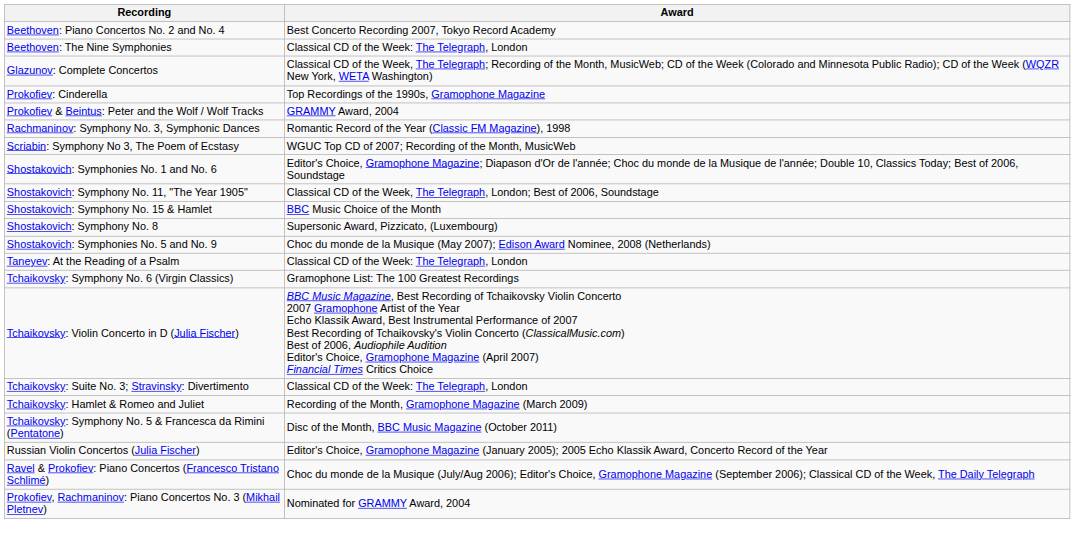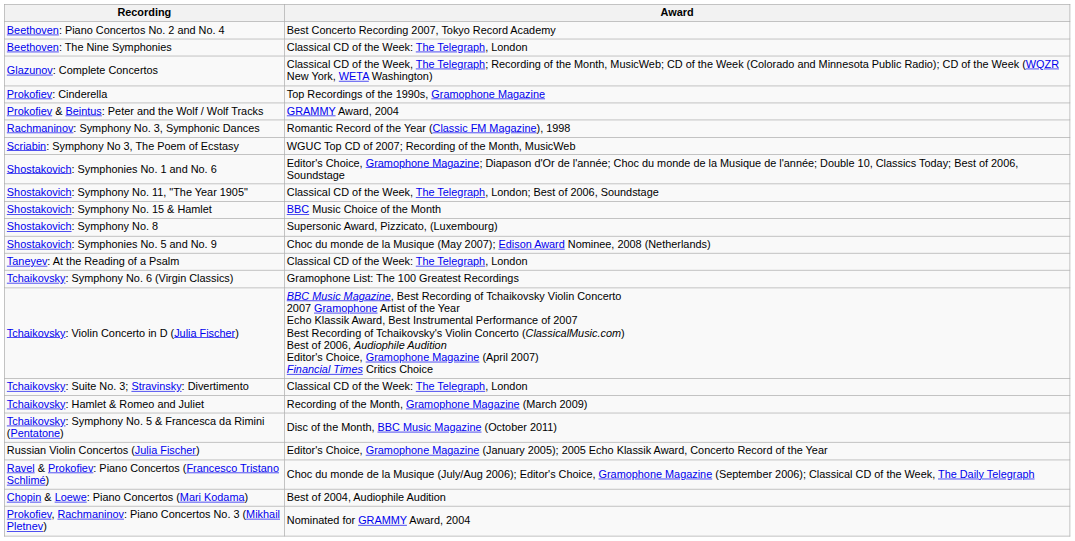+ row: (127, 497)
